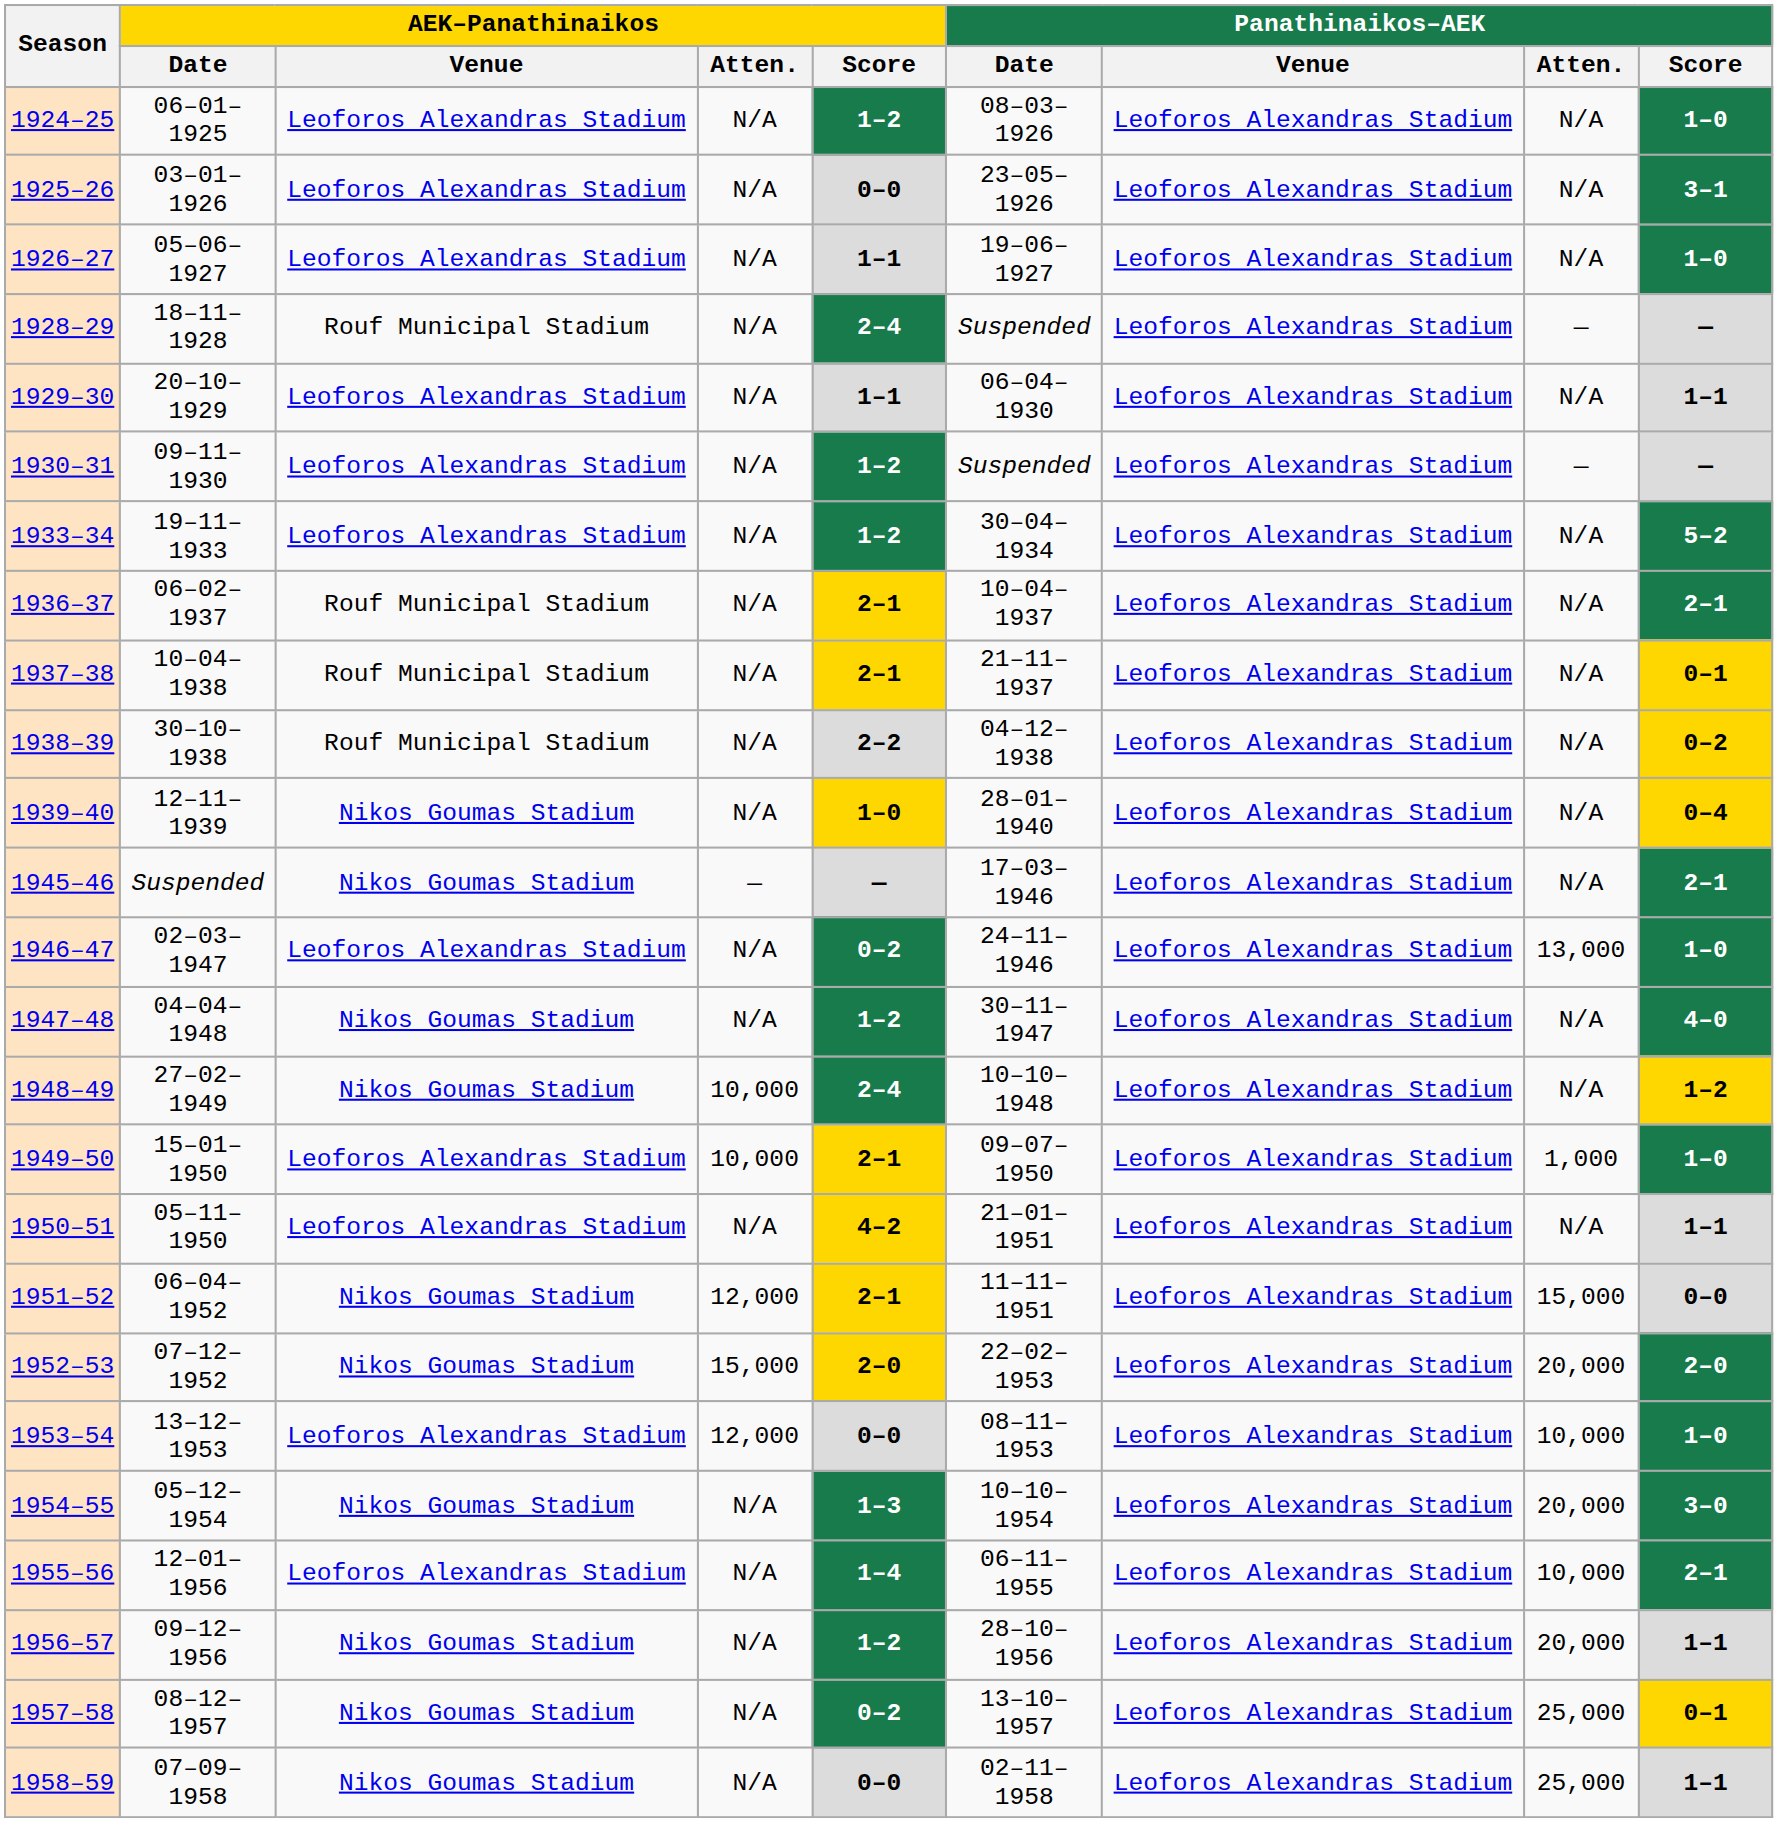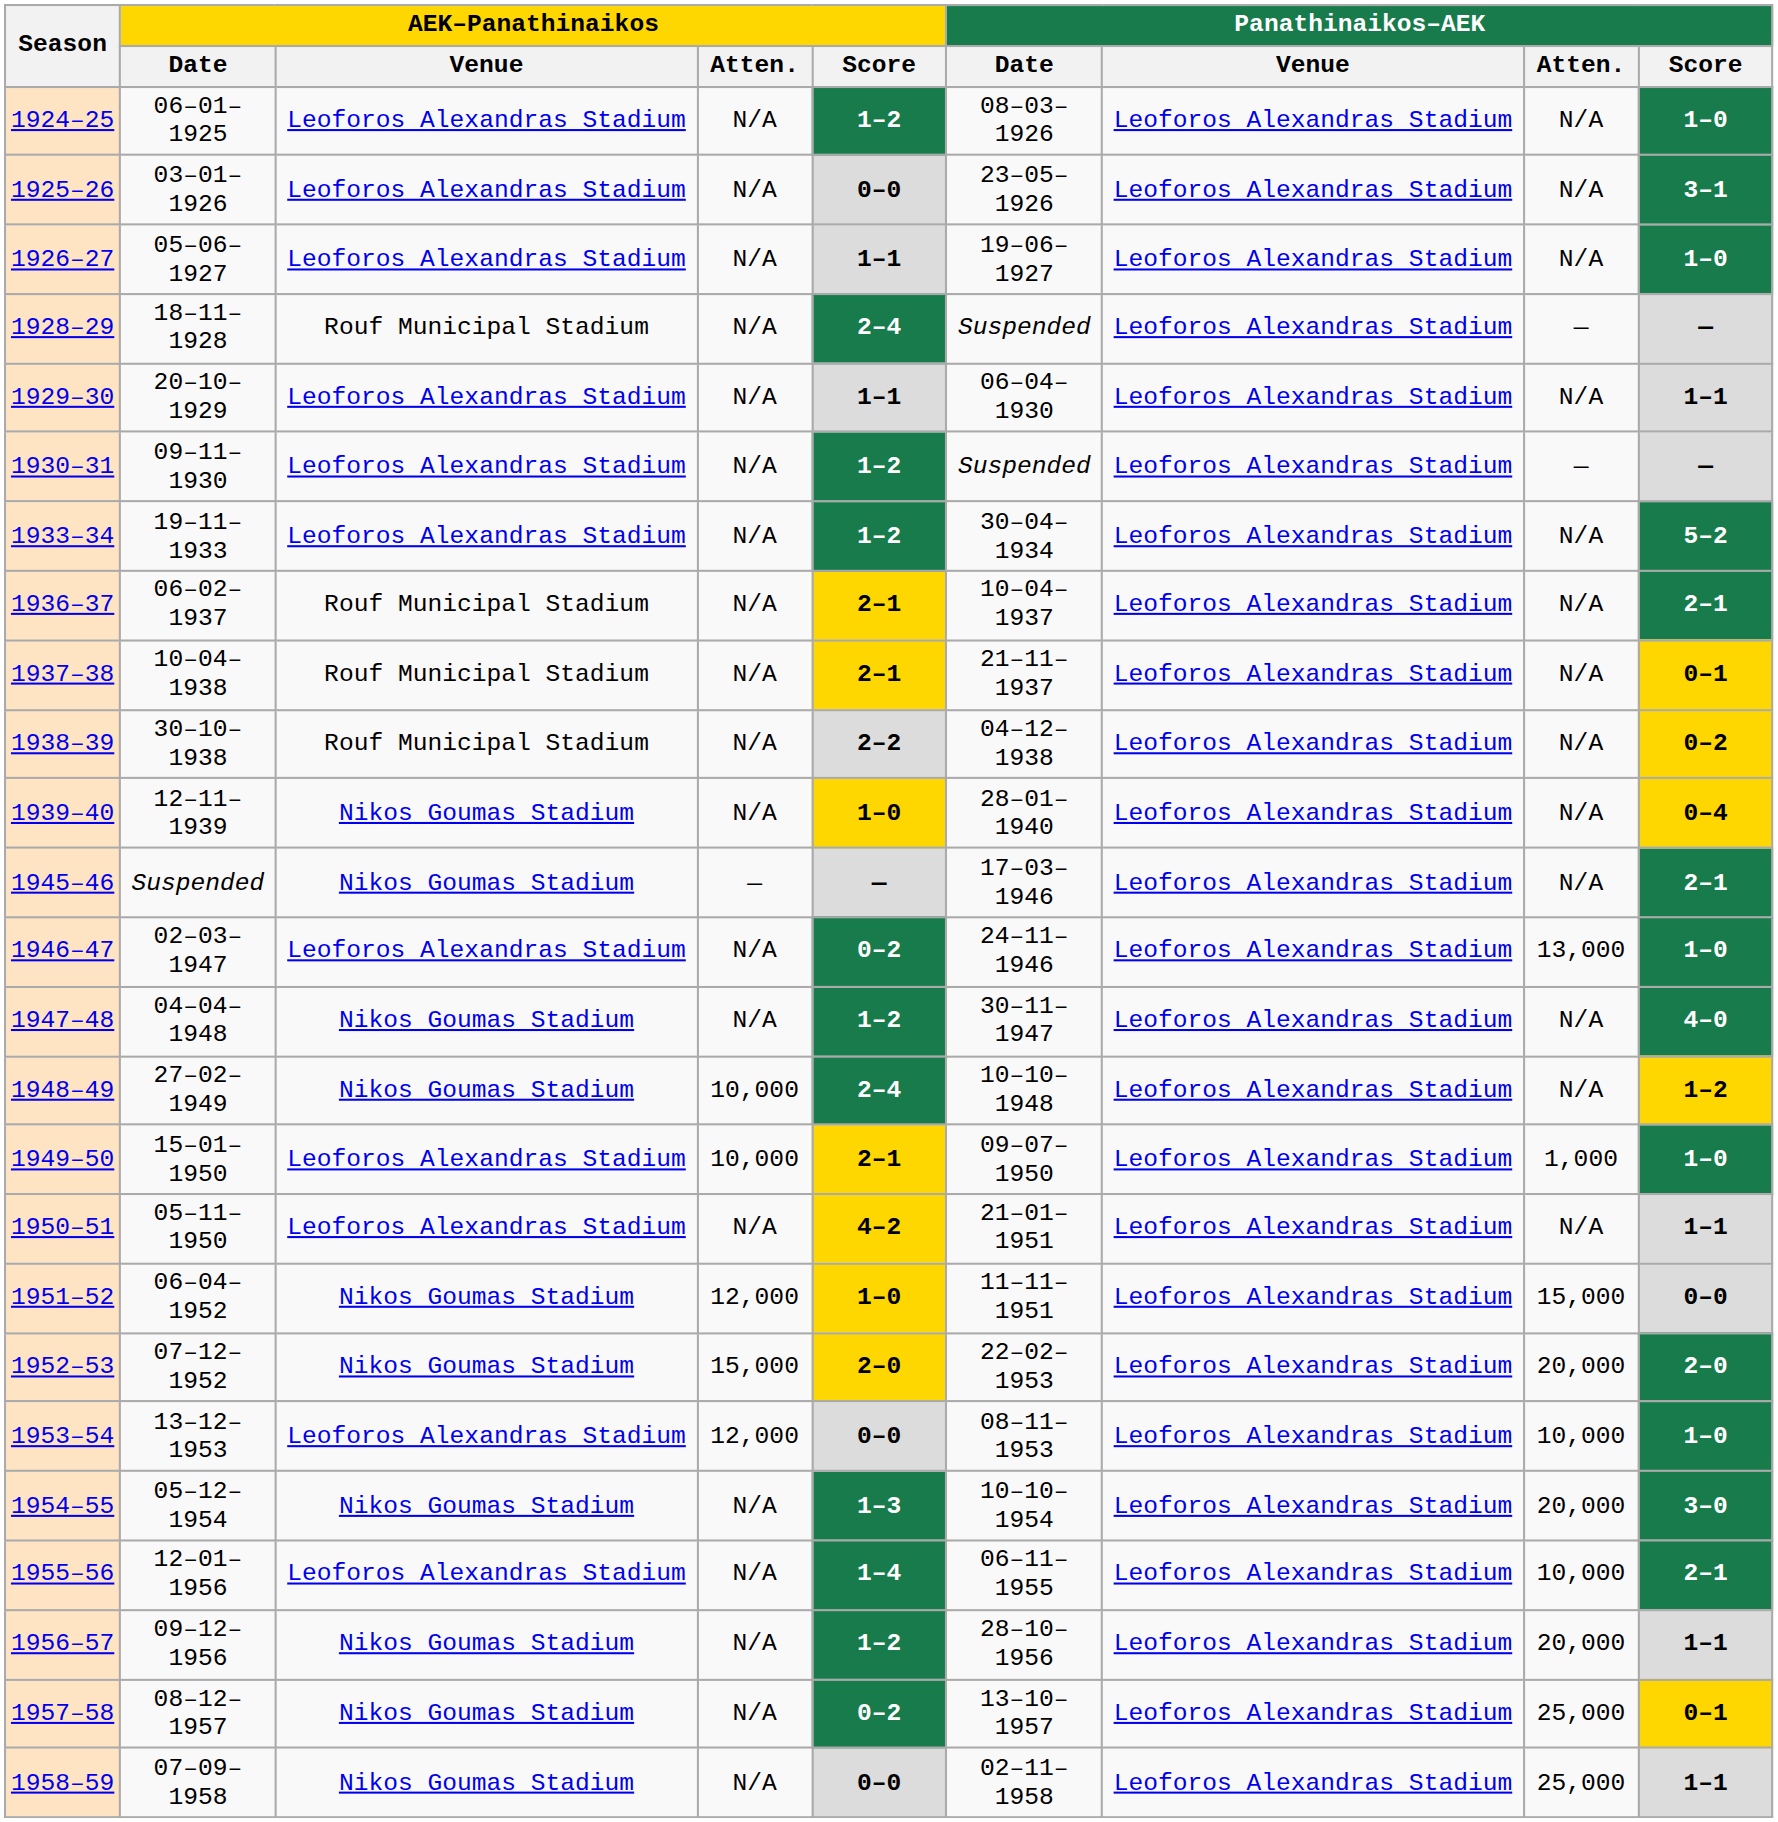(879, 1298) 2–1 -> (879, 1298) 1–0
